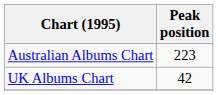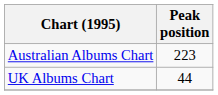(185, 78) 42 -> (185, 78) 44
